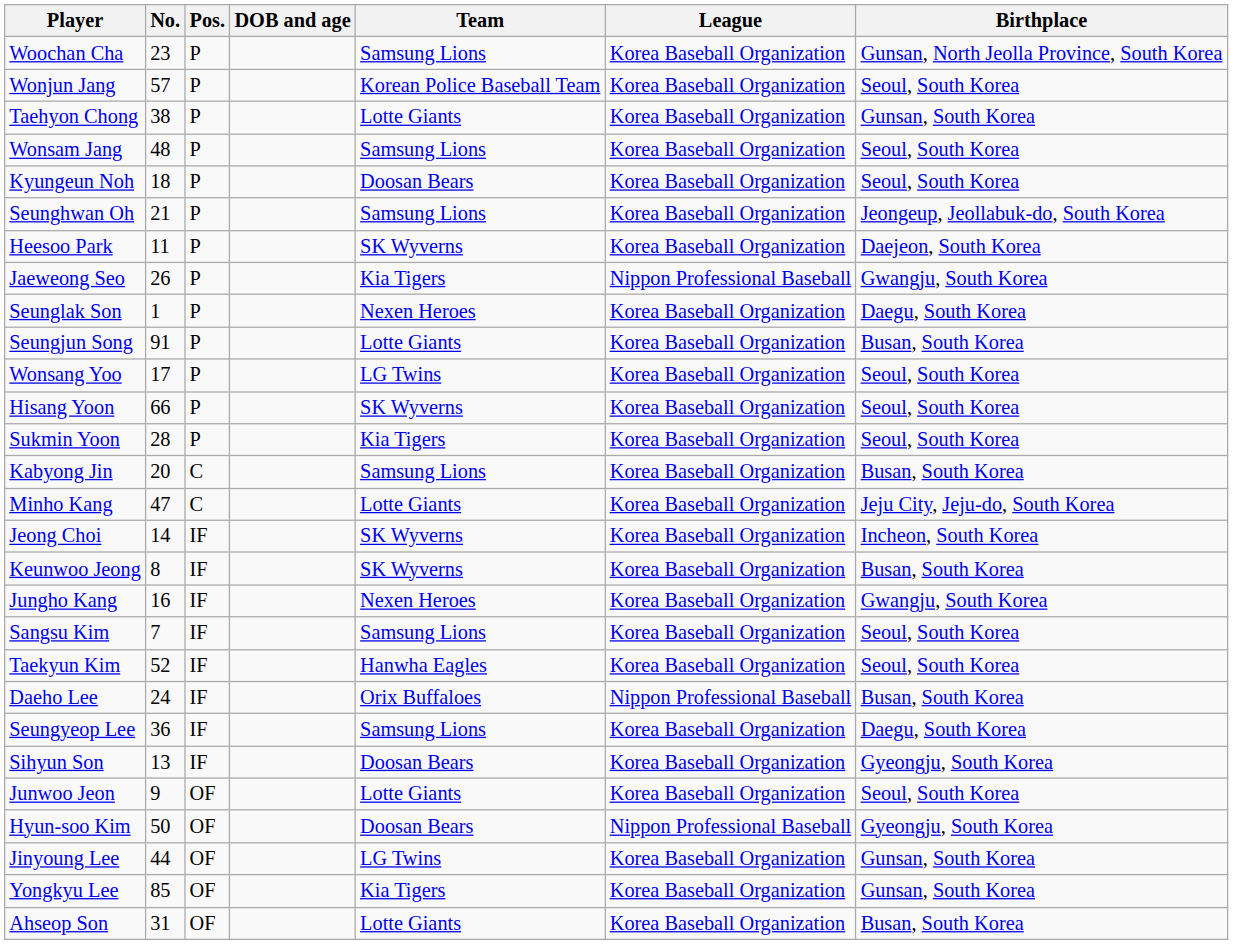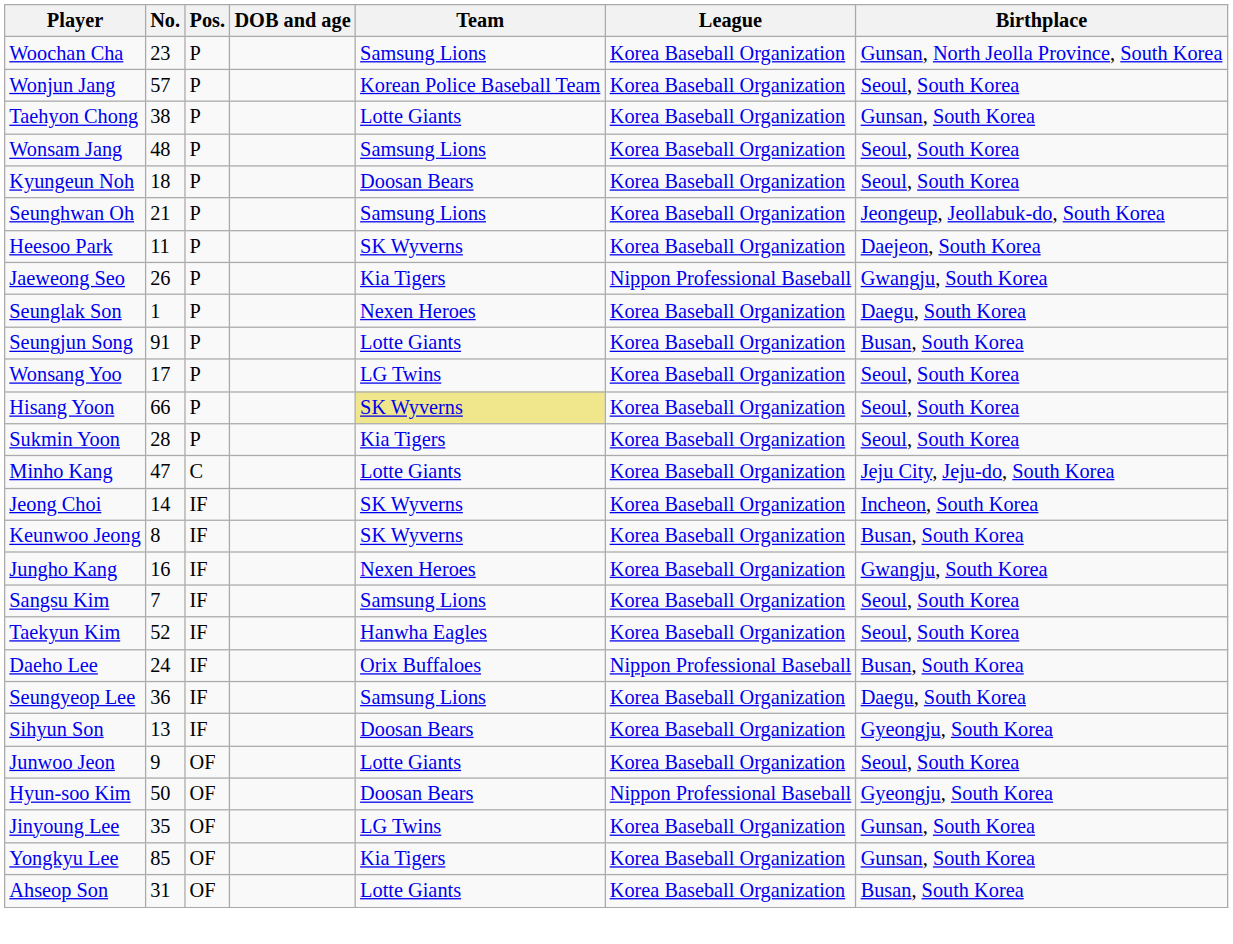(411, 407) no background -> (411, 407) khaki background
- row: (61, 471)
(160, 858) 44 -> (160, 826) 35
